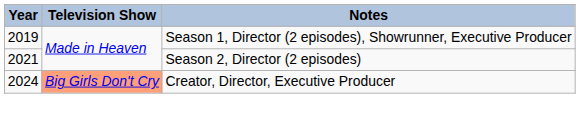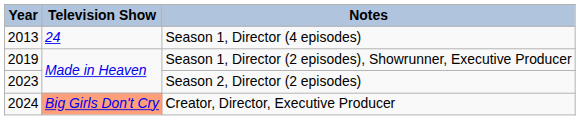+ row: (263, 37)
(23, 59) 2021 -> (23, 81) 2023
